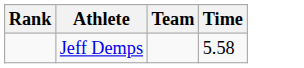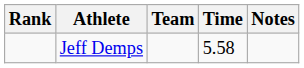+ column: (273, 18)
